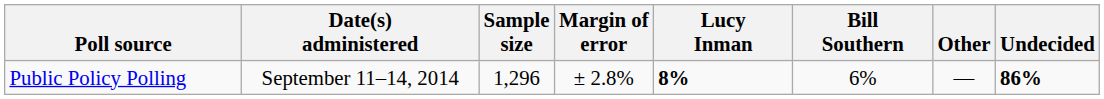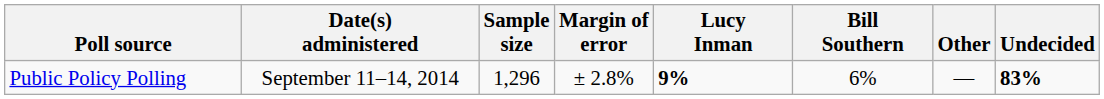(674, 77) 8% -> (674, 77) 9%
(1021, 77) 86% -> (1021, 77) 83%
